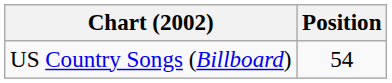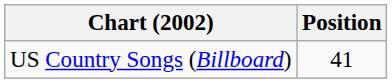(342, 59) 54 -> (342, 59) 41
